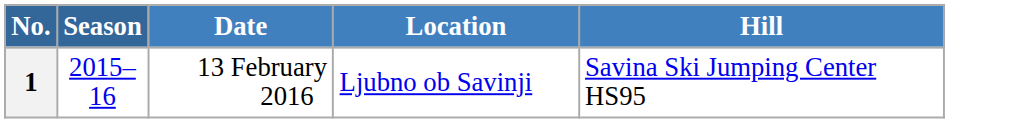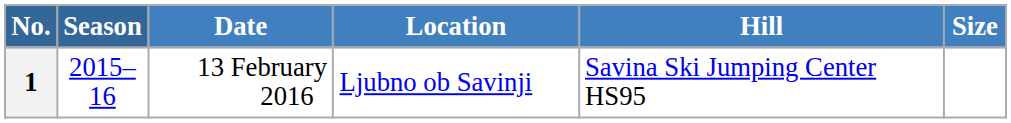+ column: (975, 26)
